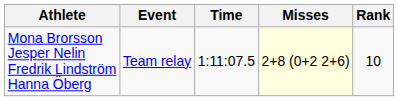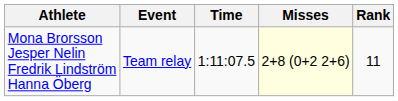(373, 61) 10 -> (373, 61) 11
